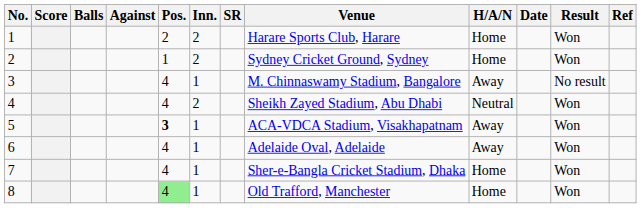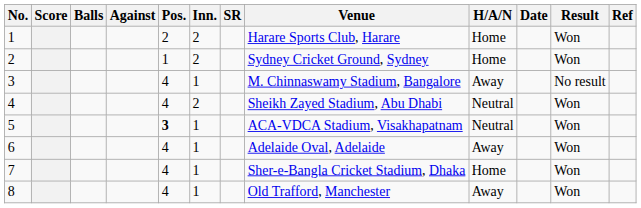(488, 125) Away -> (493, 125) Neutral
(165, 192) lightgreen background -> (165, 192) no background
(489, 192) Home -> (488, 192) Away
